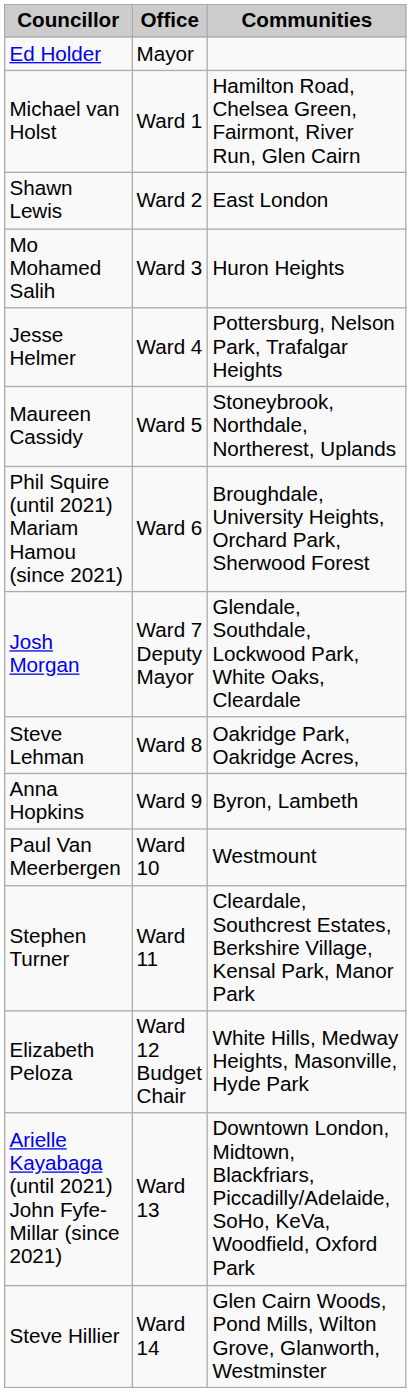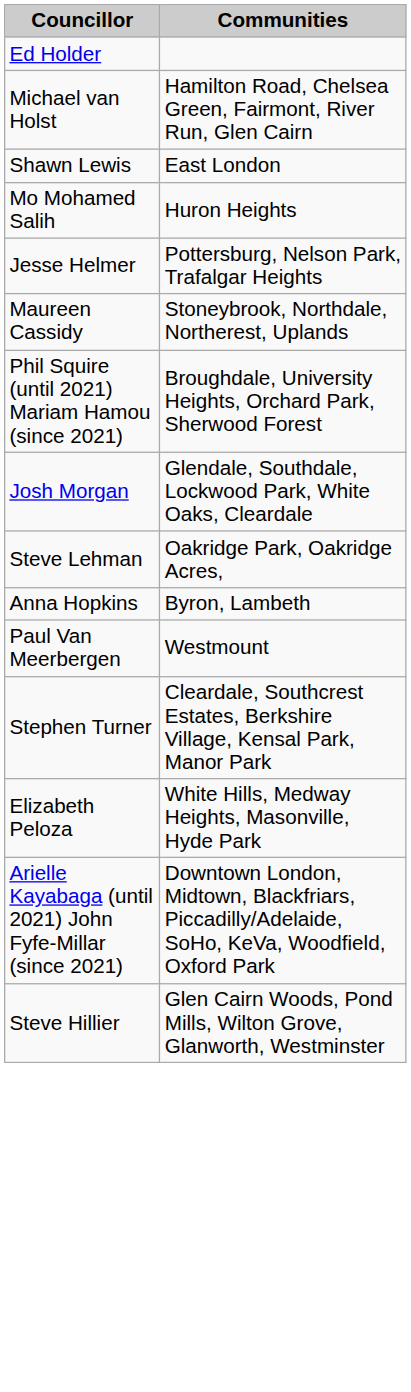- column: (170, 20)
